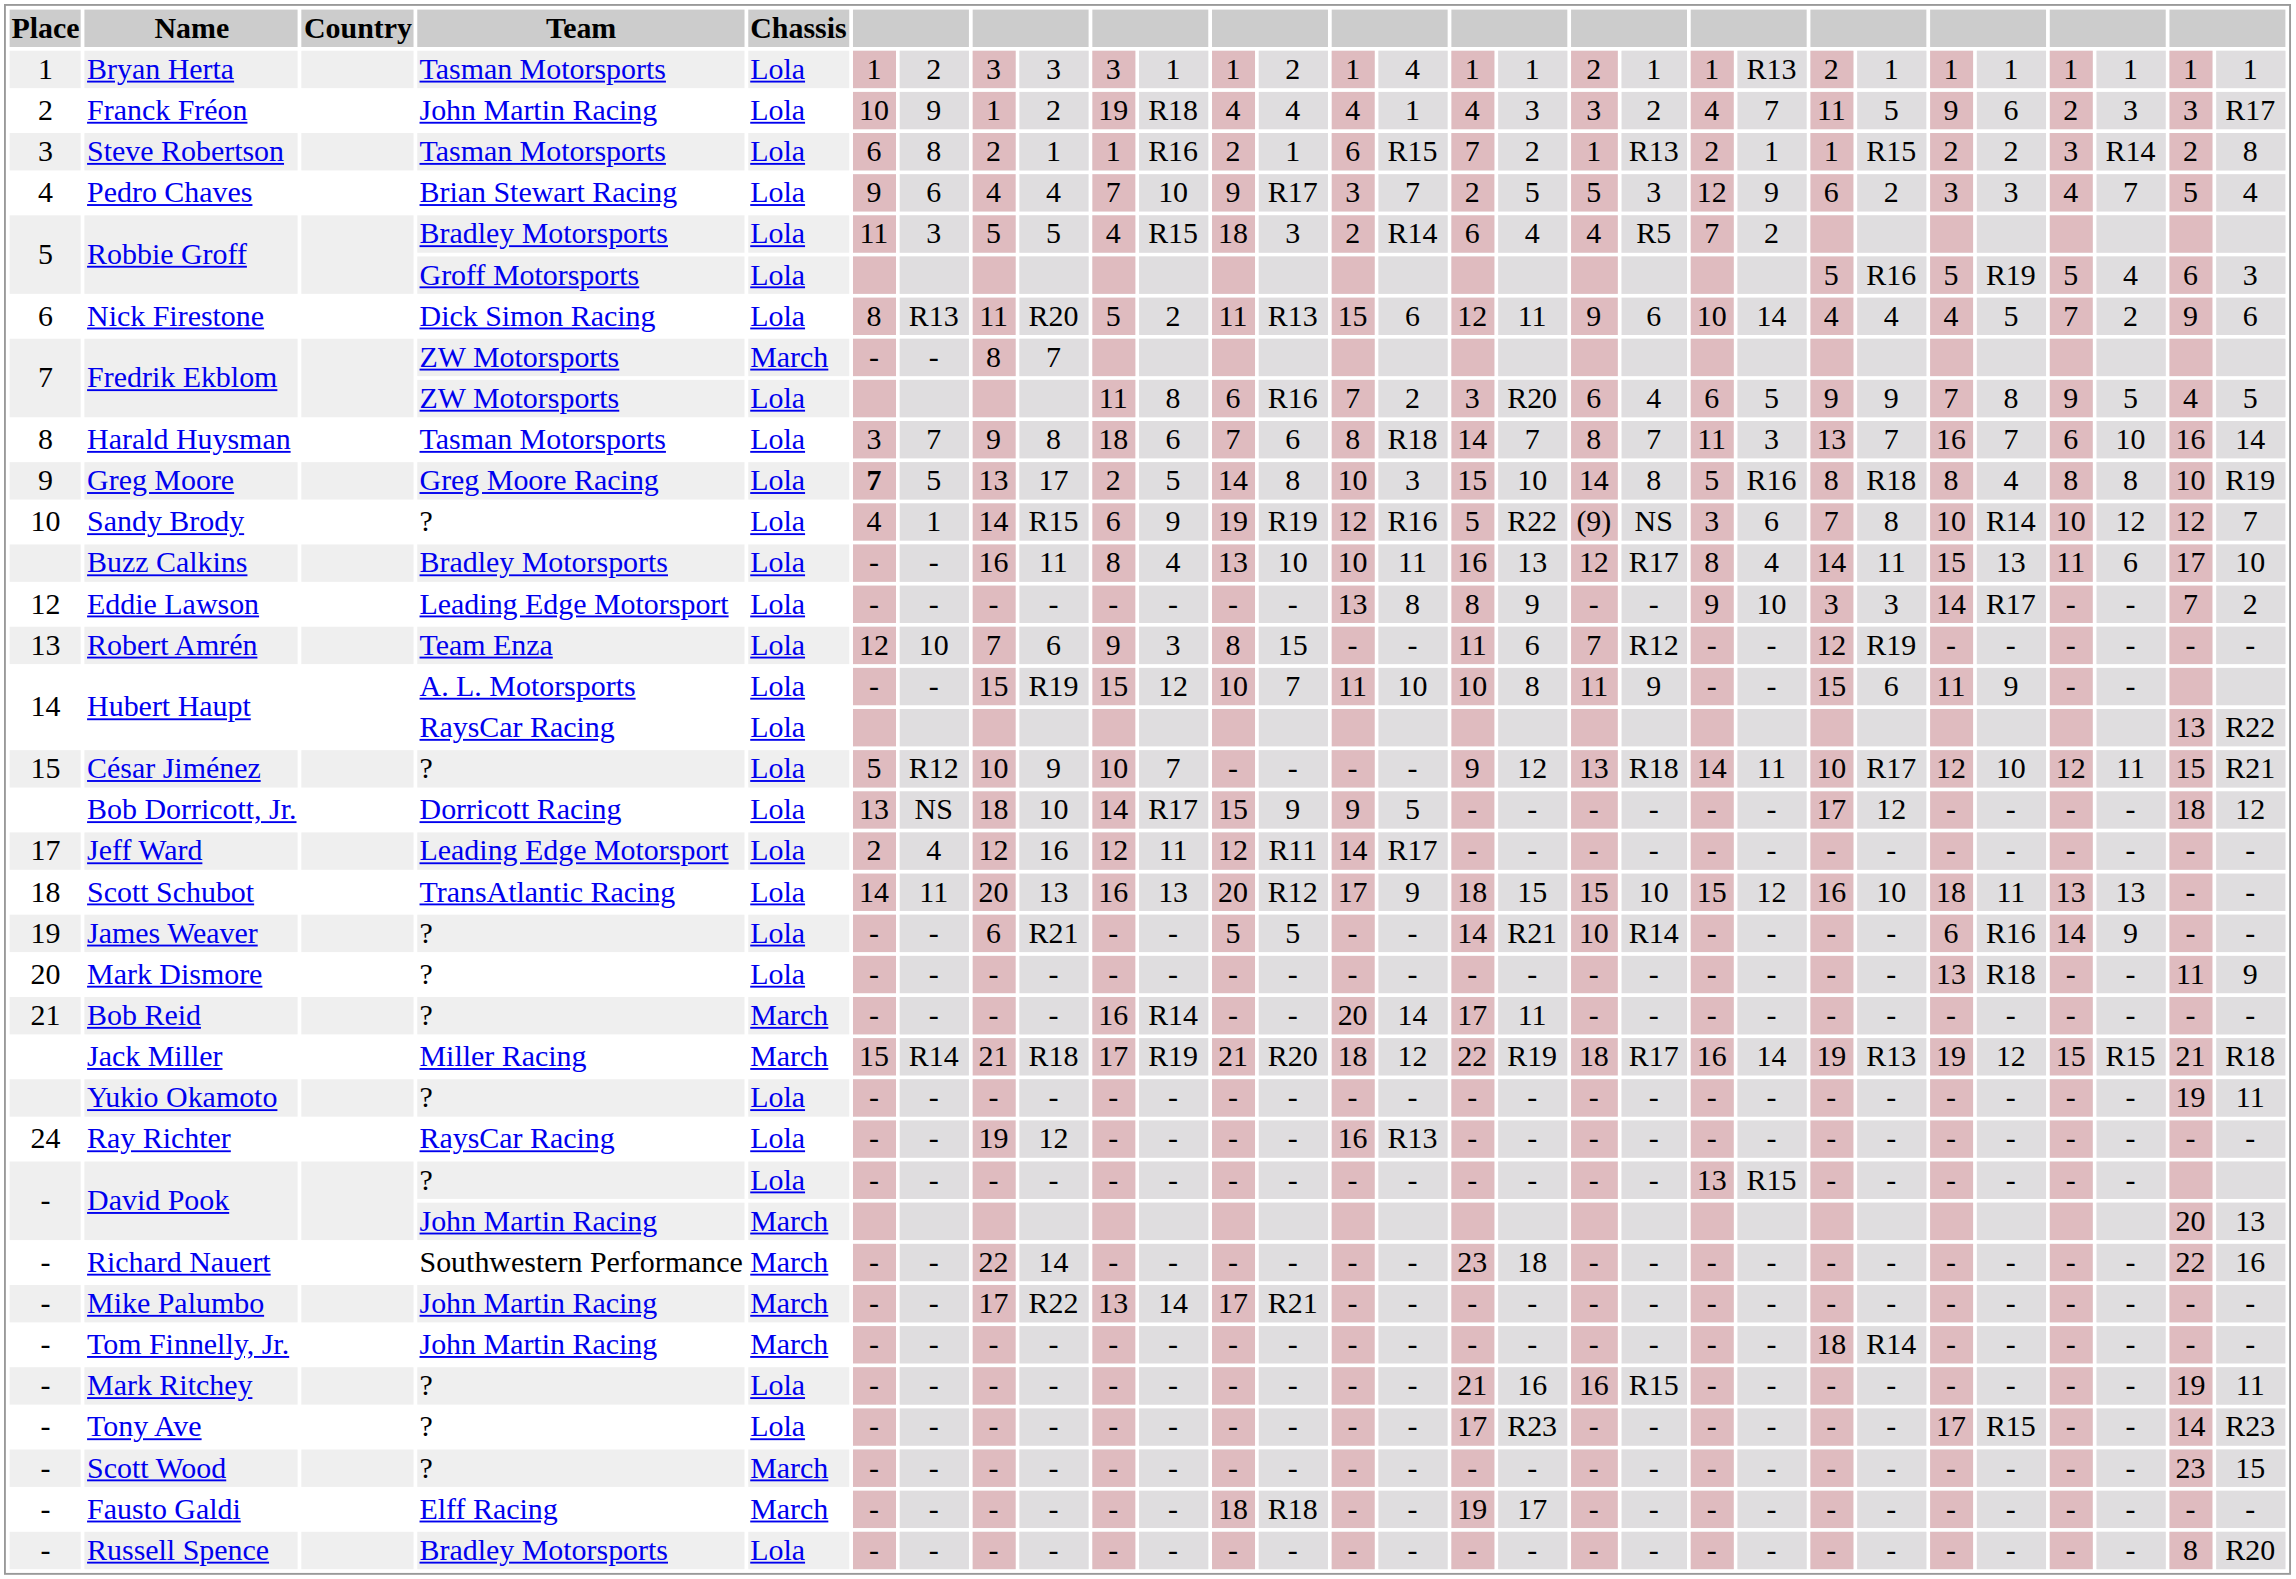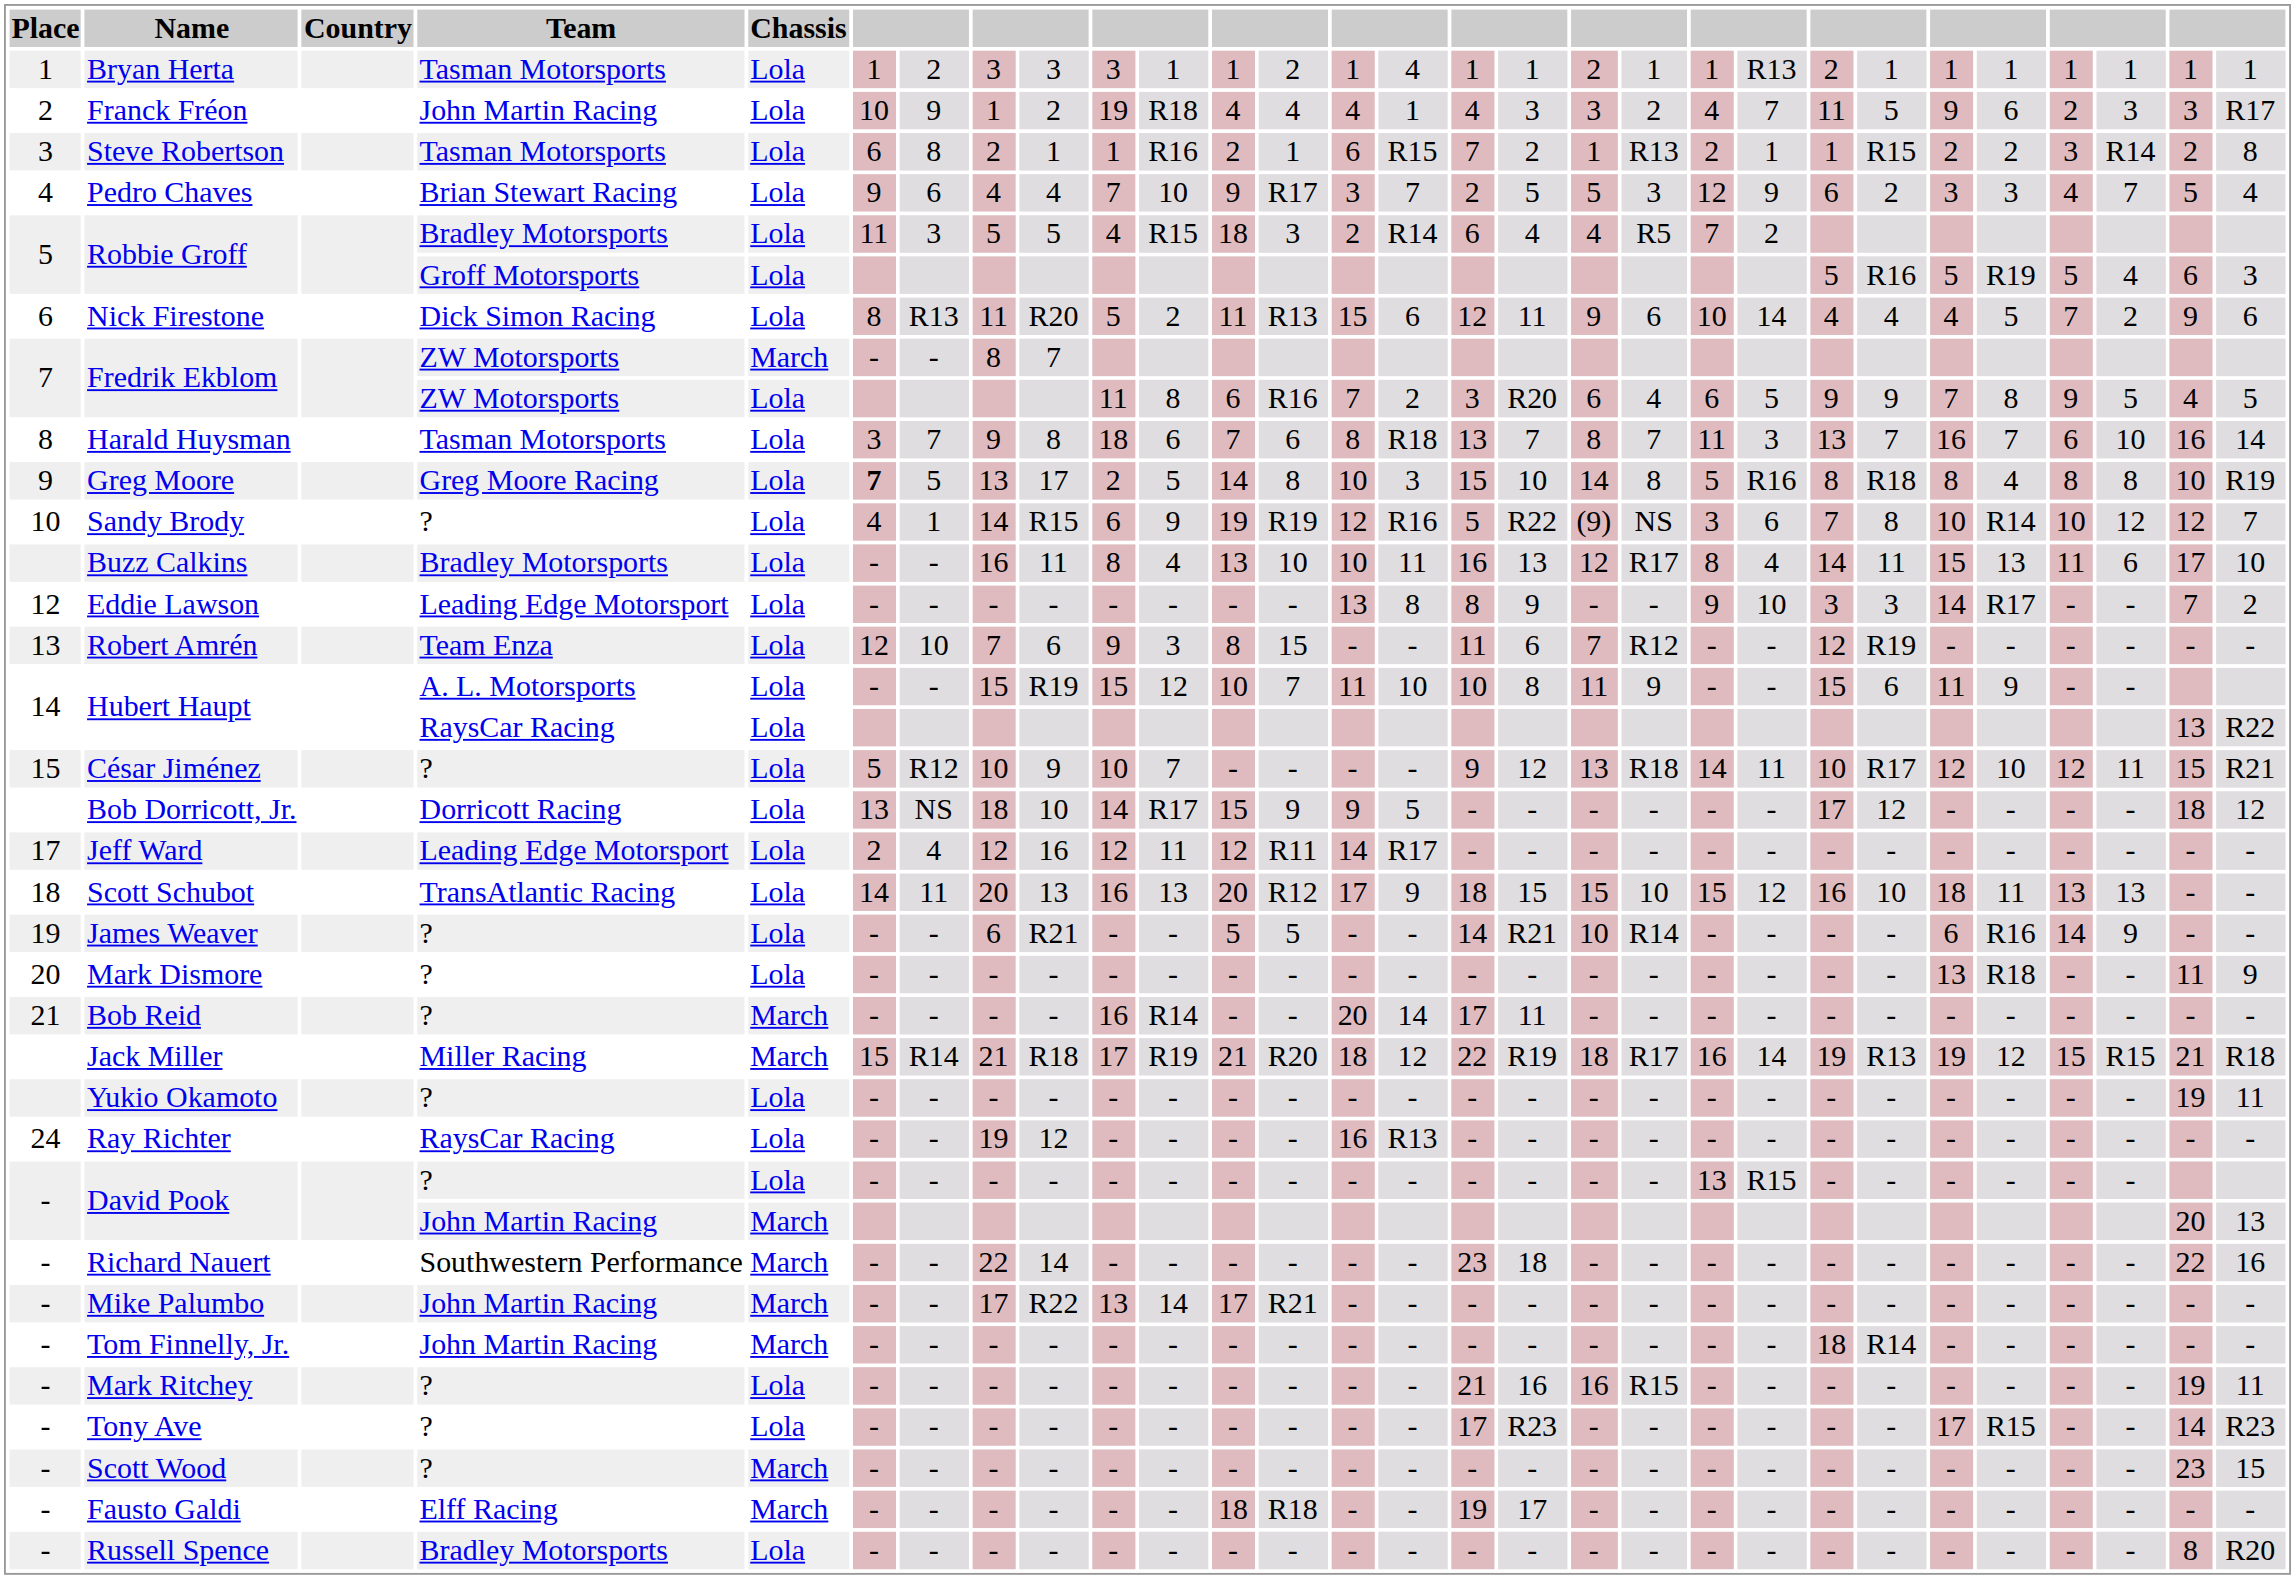(1472, 439) 14 -> (1472, 439) 13
